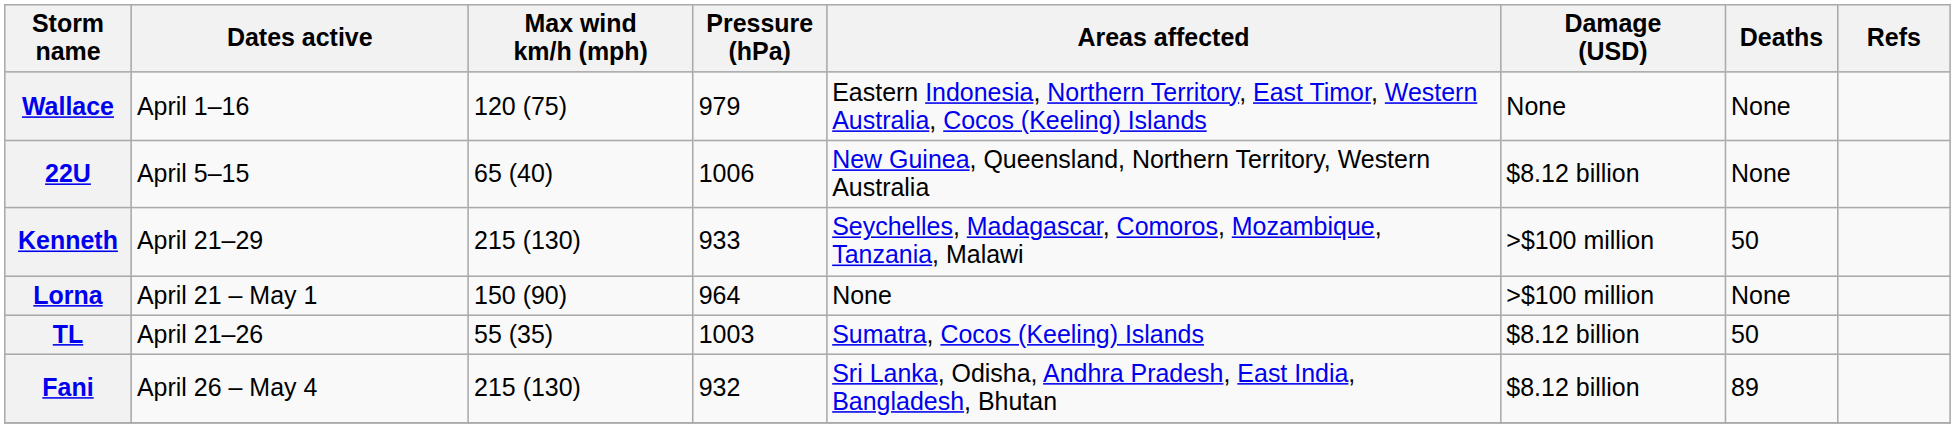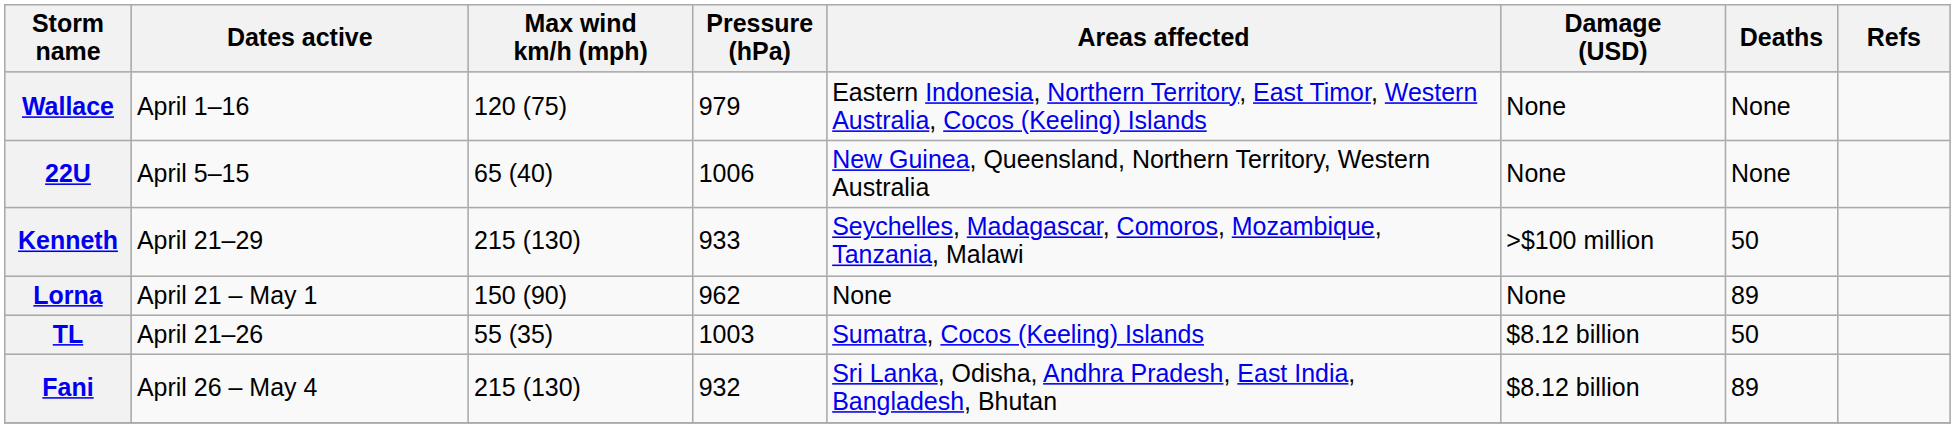(1573, 173) $8.12 billion -> (1536, 173) None
(720, 294) 964 -> (720, 294) 962
(1580, 294) >$100 million -> (1536, 294) None
(1761, 294) None -> (1745, 294) 89
